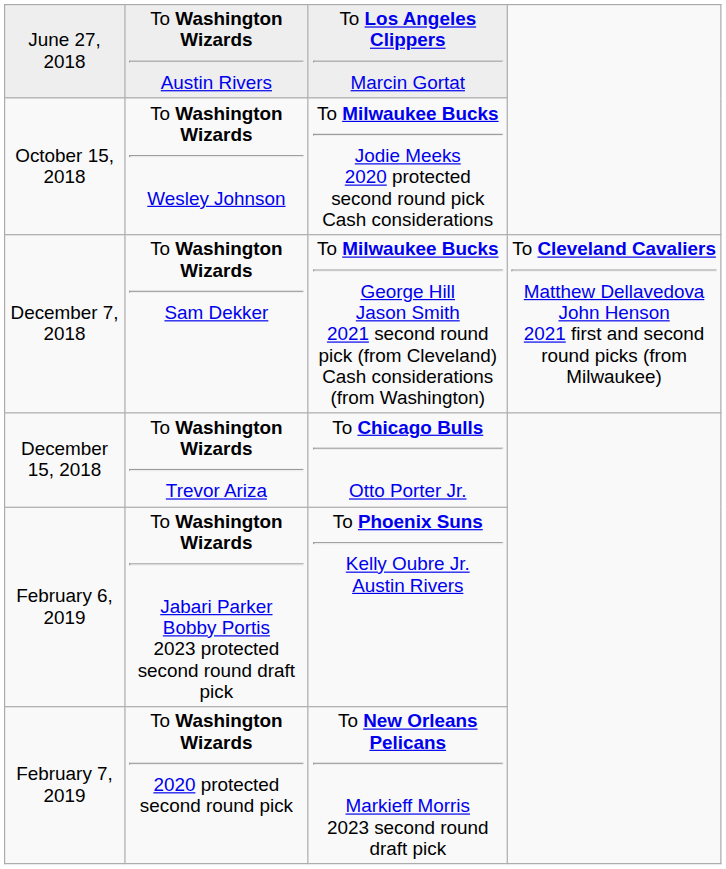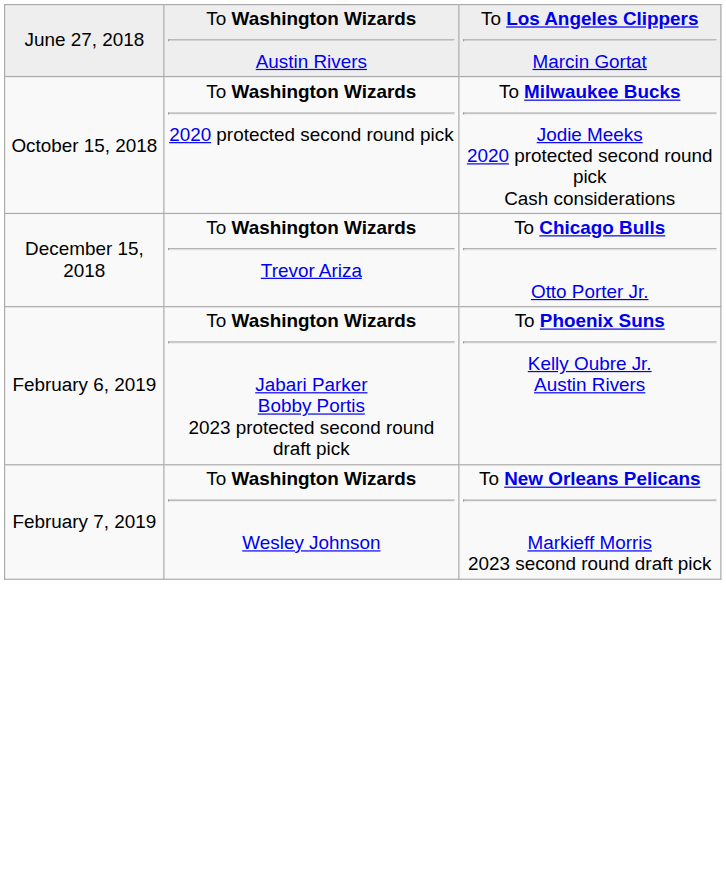(216, 155) To Washington Wizards Wesley Johnson -> (311, 113) To Washington Wizards 2020 protected second round pick
- row: (65, 323)
(216, 763) To Washington Wizards 2020 protected second round pick -> (311, 510) To Washington Wizards Wesley Johnson
